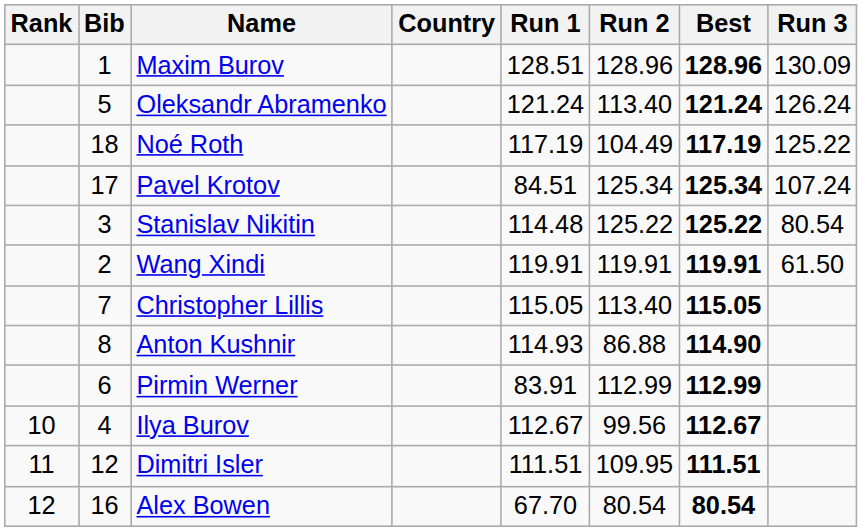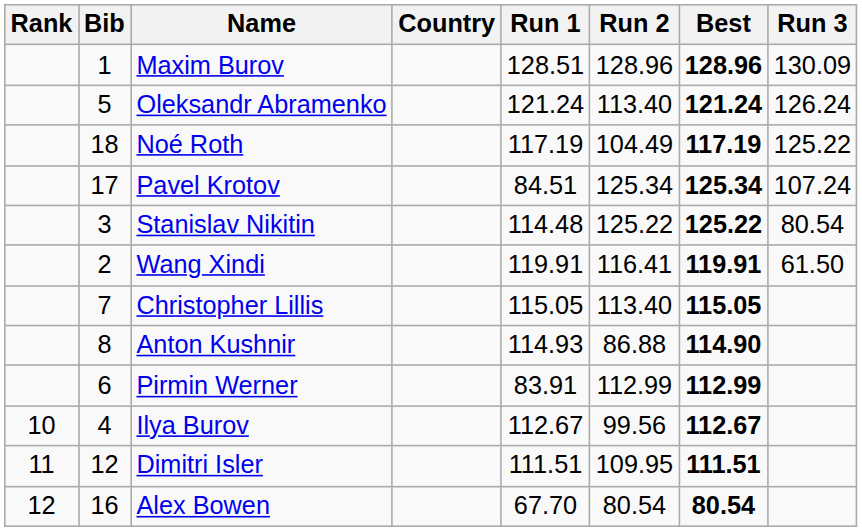(634, 265) 119.91 -> (634, 265) 116.41
